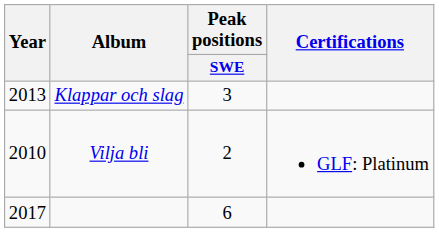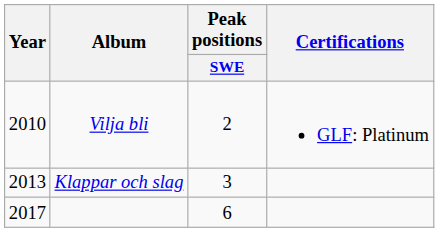rows swapped: (119, 153) <-> (119, 95)
